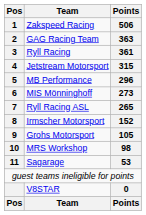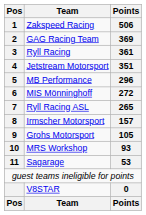(126, 38) 363 -> (126, 38) 369
(126, 66) 315 -> (126, 66) 351
(126, 93) 273 -> (126, 93) 272
(126, 121) 152 -> (126, 121) 157
(126, 148) 98 -> (126, 148) 93
